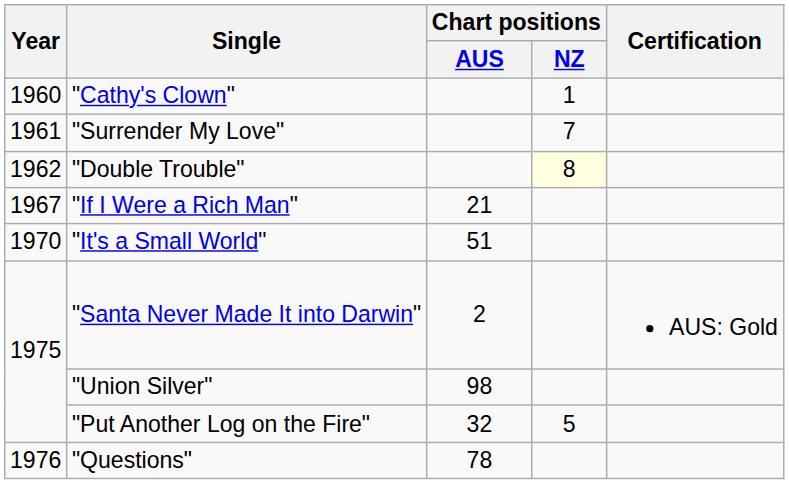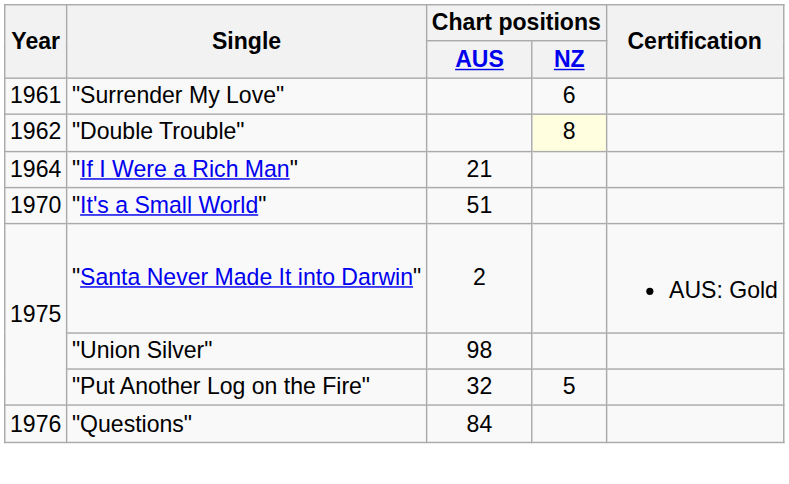- row: (153, 95)
(569, 132) 7 -> (569, 95) 6
(36, 205) 1967 -> (36, 168) 1964
(479, 460) 78 -> (479, 423) 84
